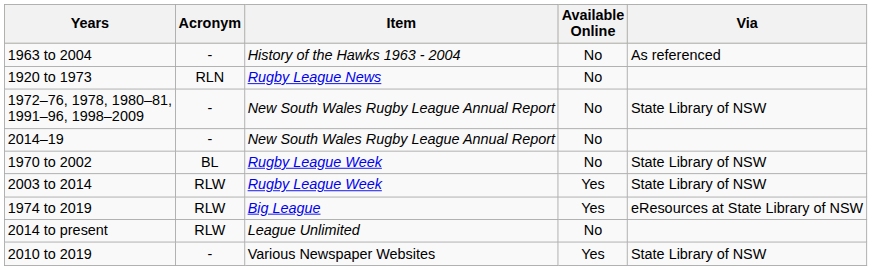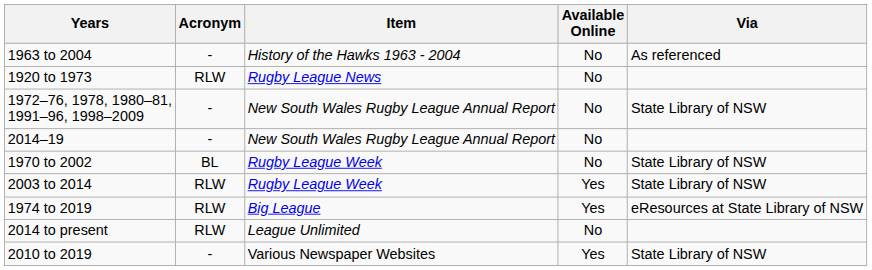(210, 77) RLN -> (210, 77) RLW
